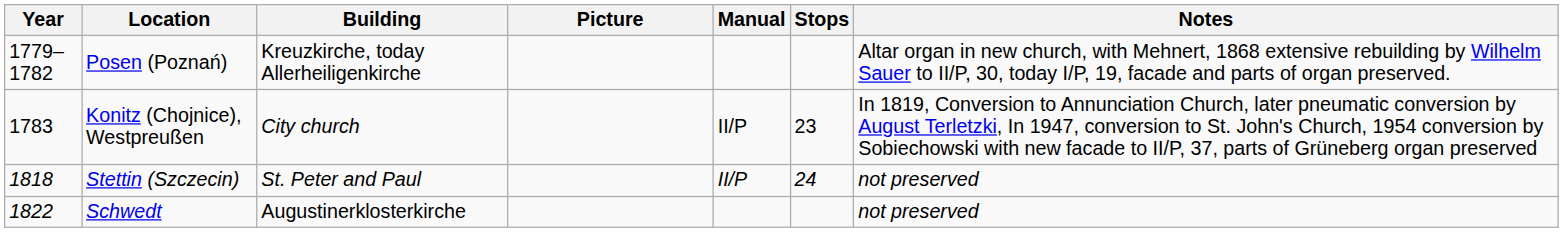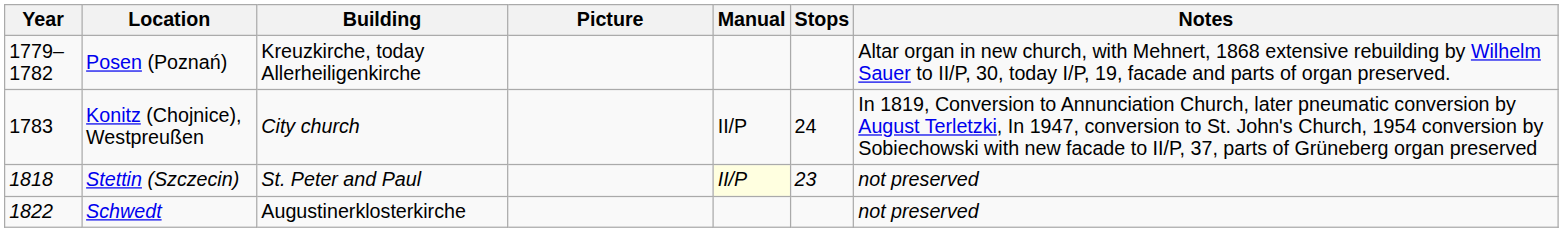(805, 126) 23 -> (805, 126) 24
(732, 180) no background -> (732, 180) lightyellow background
(805, 180) 24 -> (805, 180) 23
